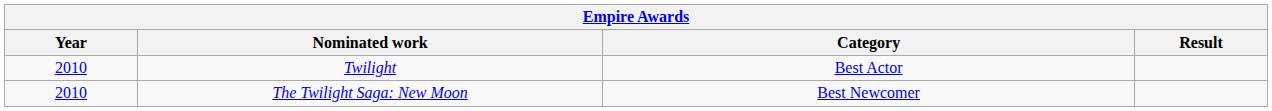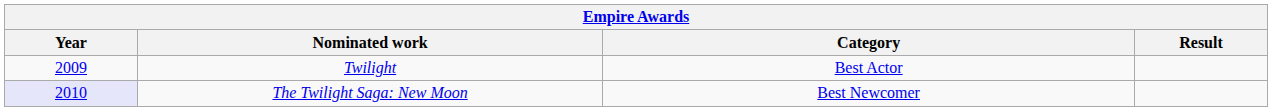(71, 67) 2010 -> (71, 67) 2009
(71, 93) no background -> (71, 93) lavender background
